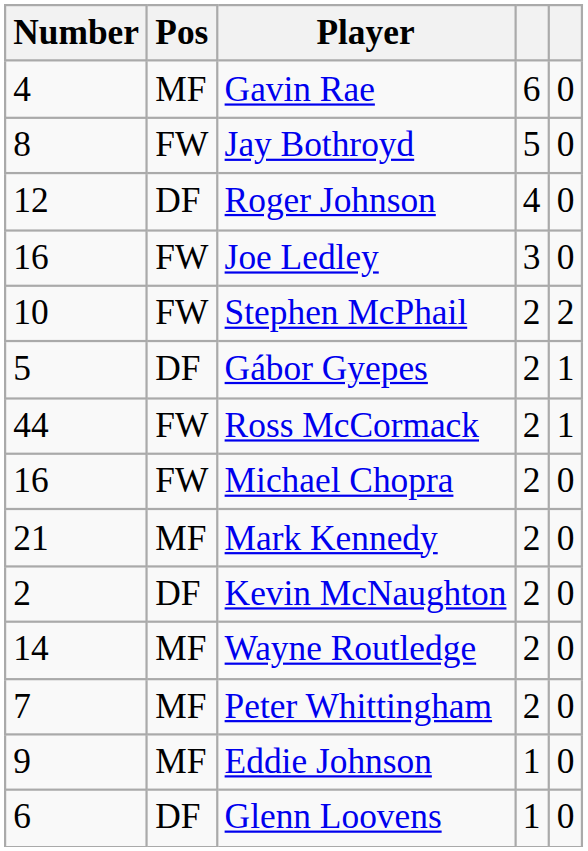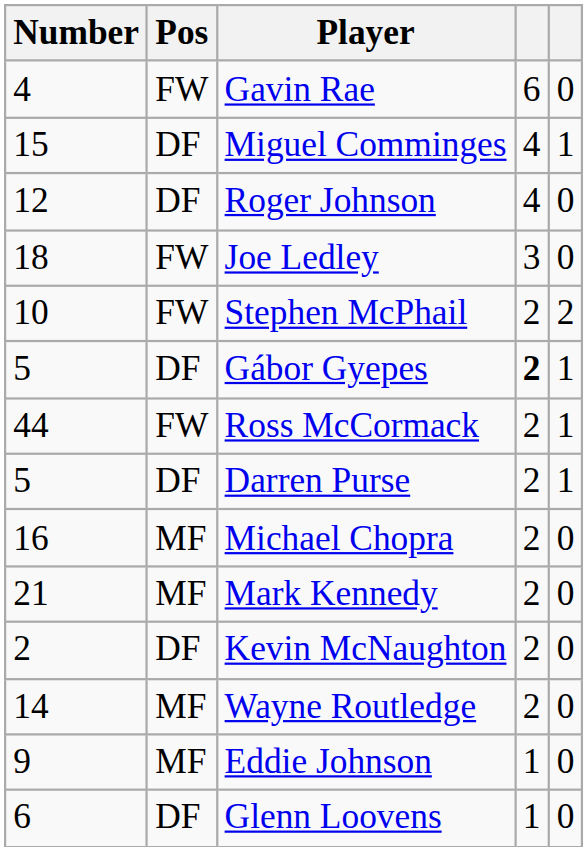(181, 88) MF -> (182, 88) FW
- row: (319, 144)
+ row: (366, 144)
(31, 256) 16 -> (31, 256) 18
(532, 369) normal -> (532, 369) bold
+ row: (317, 481)
(182, 481) FW -> (181, 537) MF
- row: (358, 705)
